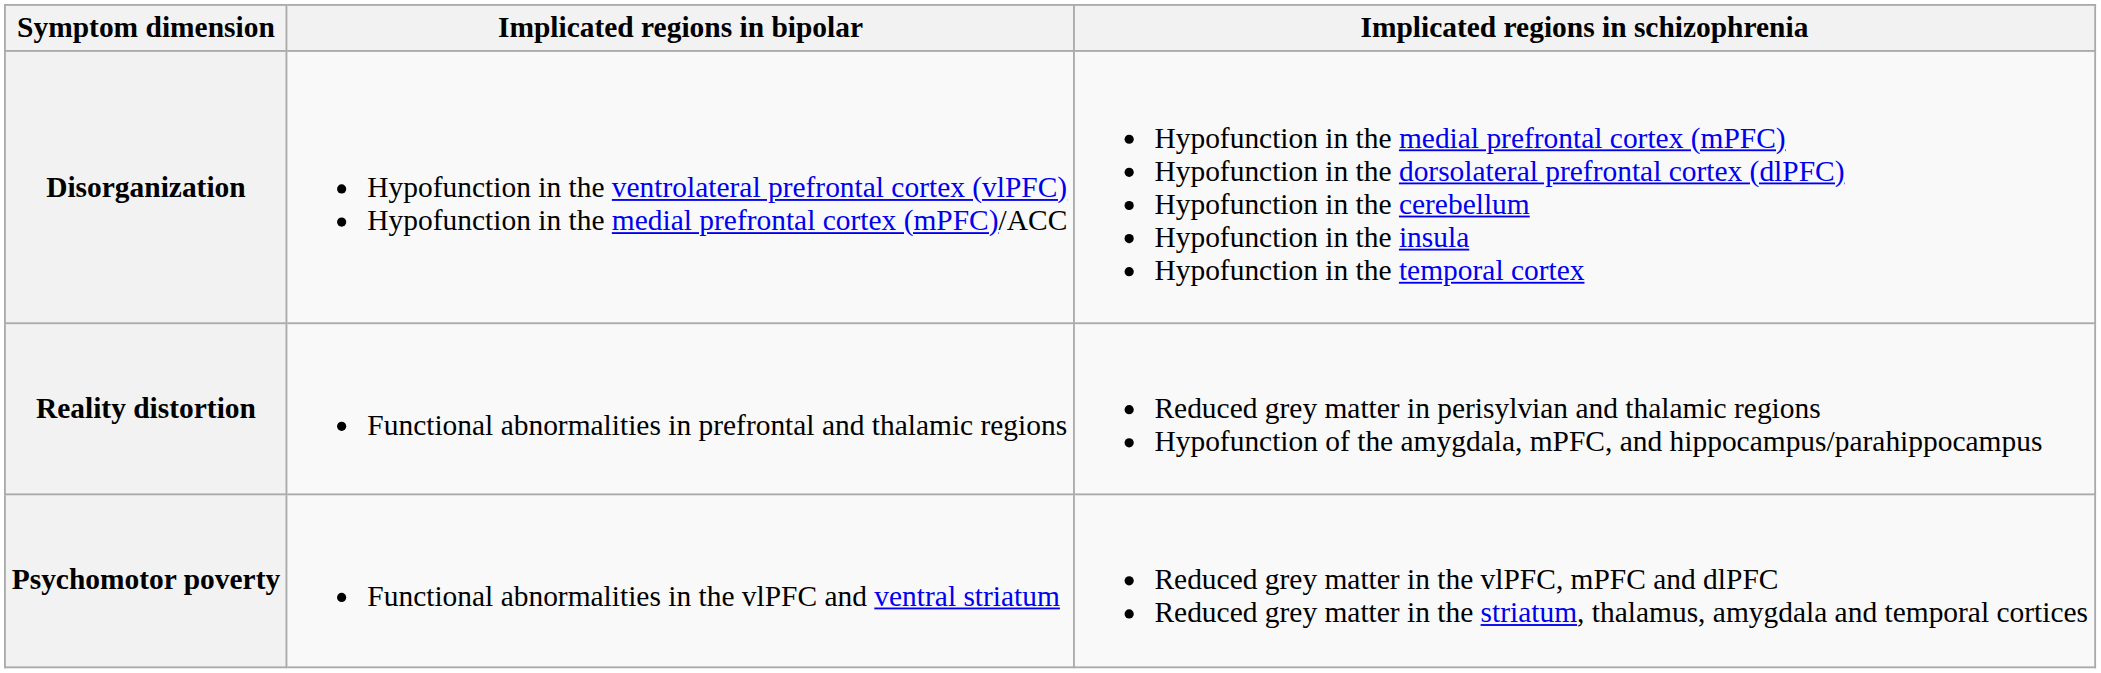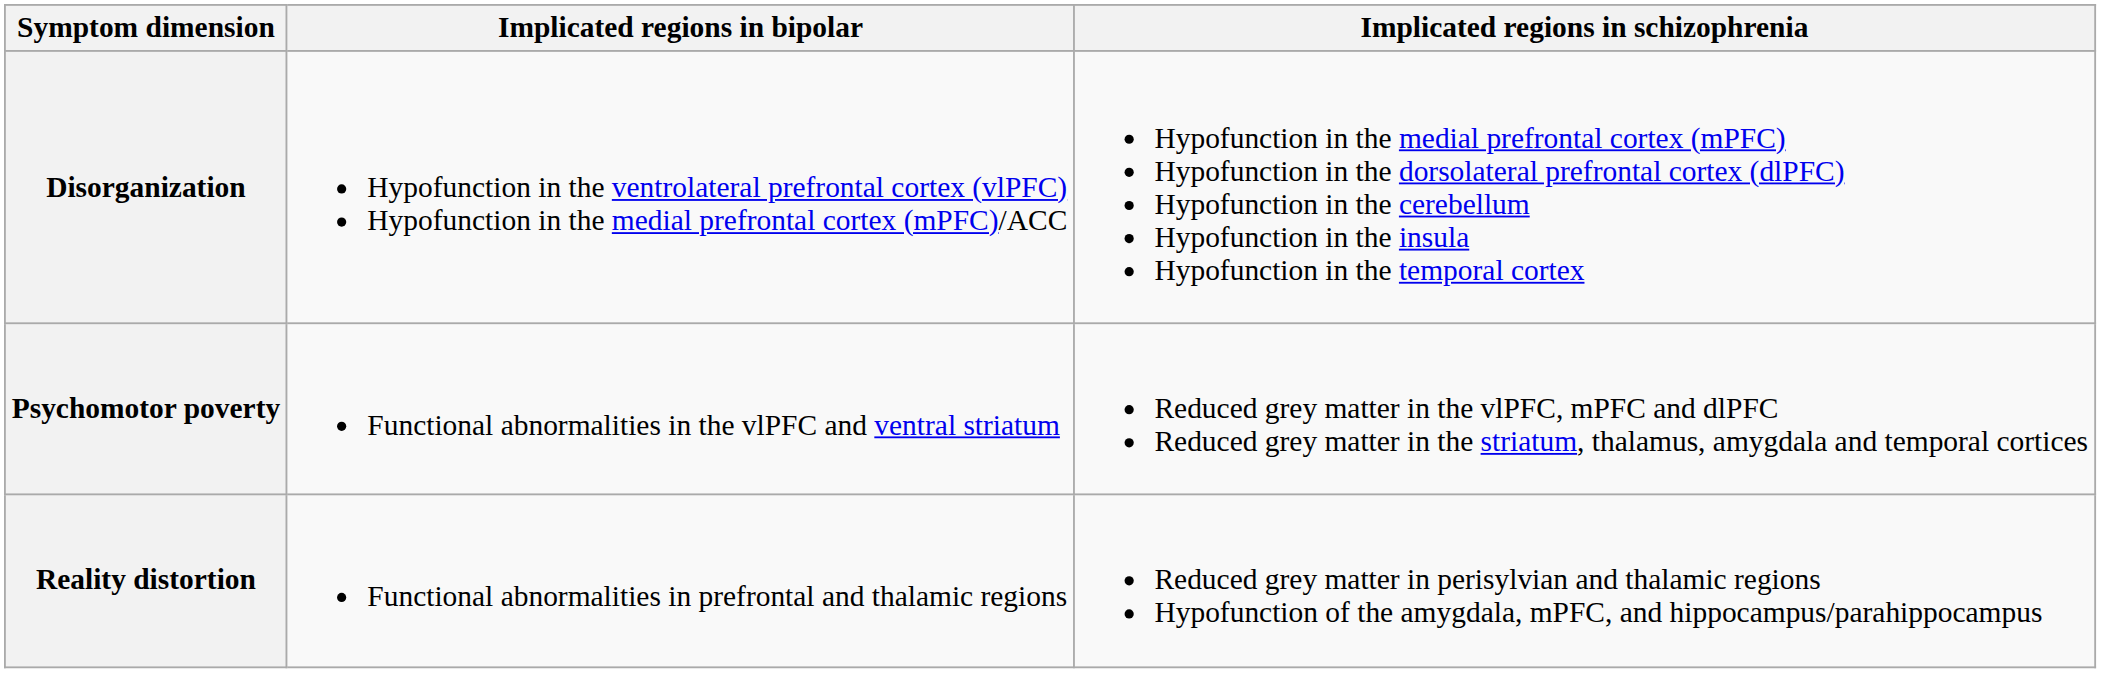rows swapped: (146, 408) <-> (146, 580)
